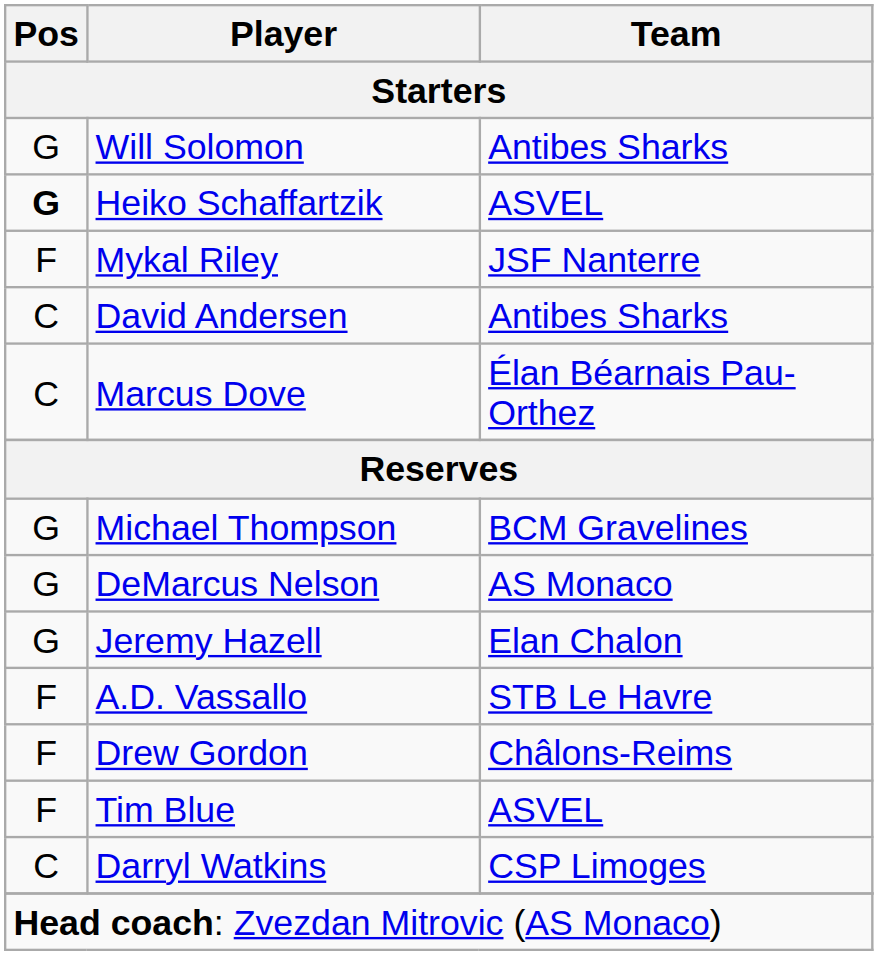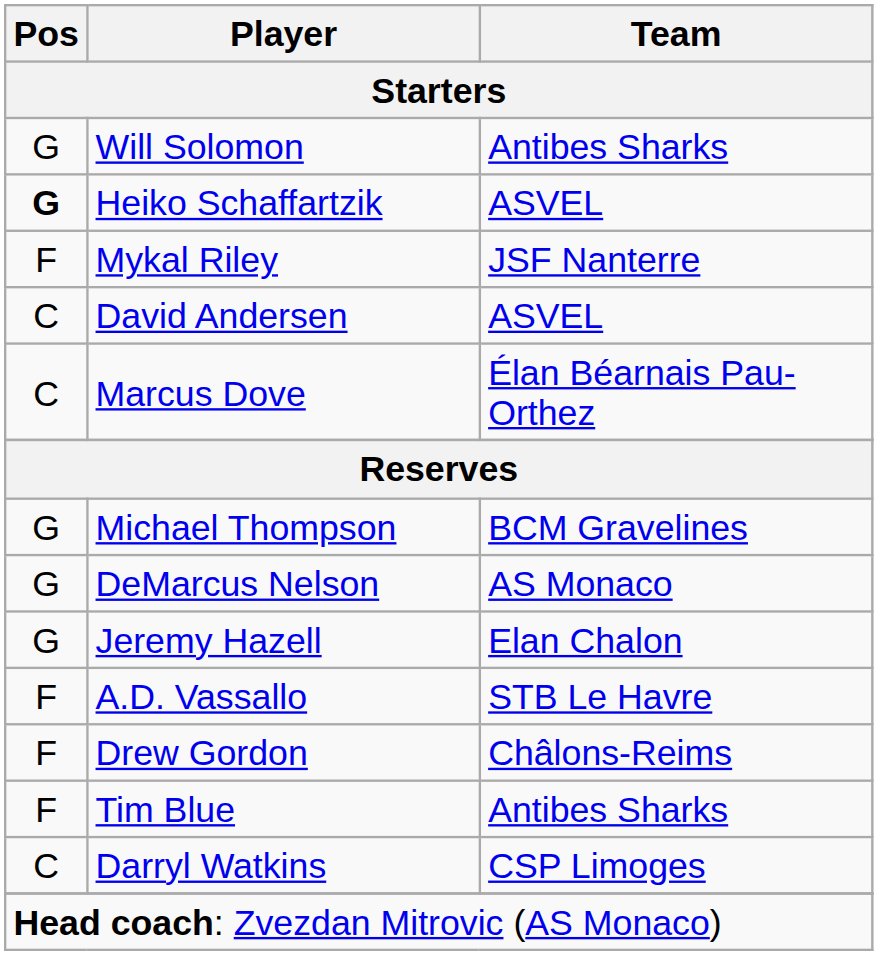(608, 316) Antibes Sharks -> (546, 316) ASVEL
(546, 809) ASVEL -> (608, 809) Antibes Sharks
